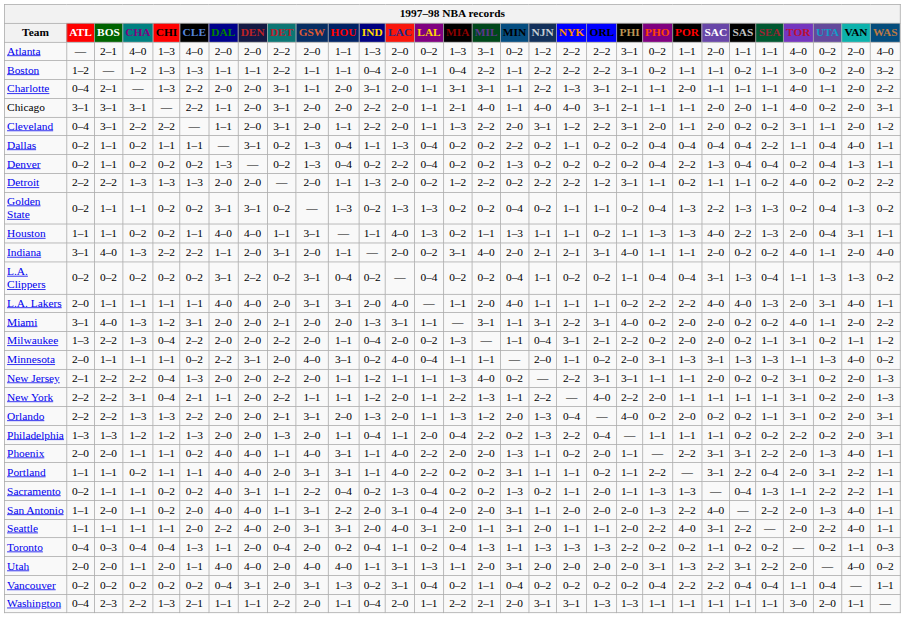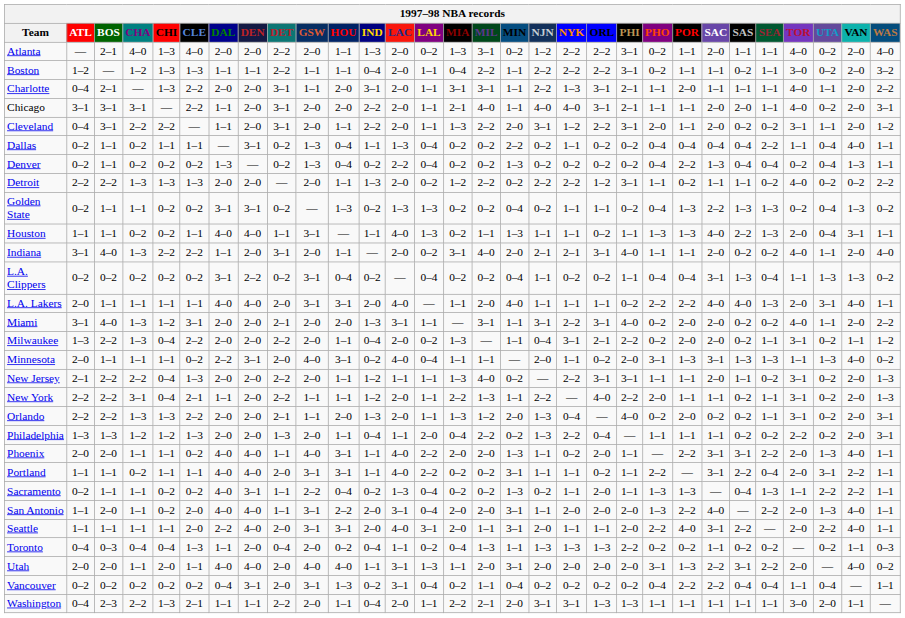(743, 378) 0–2 -> (743, 378) 1–1
(743, 397) 1–1 -> (743, 397) 0–2
(312, 416) 3–1 -> (312, 416) 1–1
